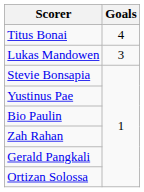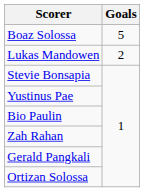+ row: (42, 34)
- row: (37, 34)
(121, 55) 3 -> (121, 55) 2
